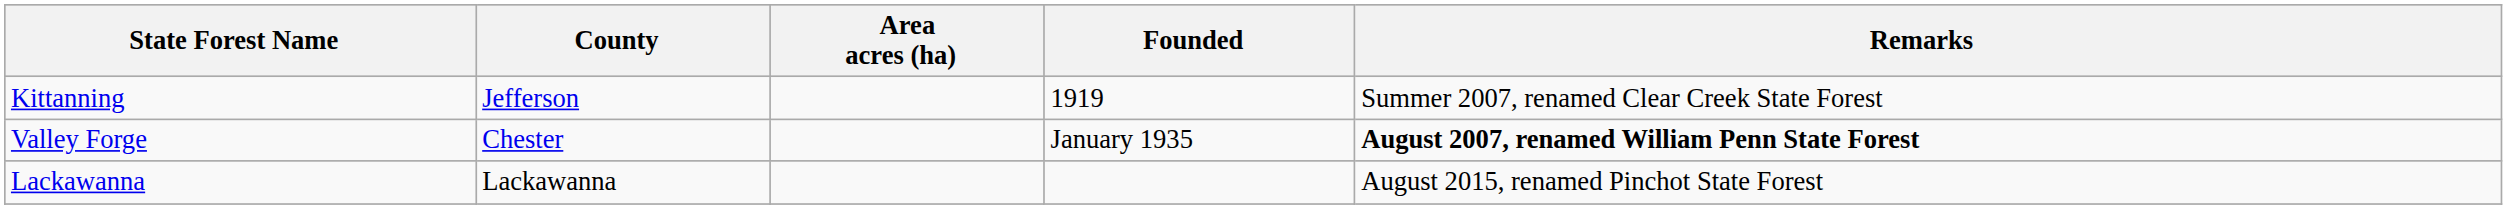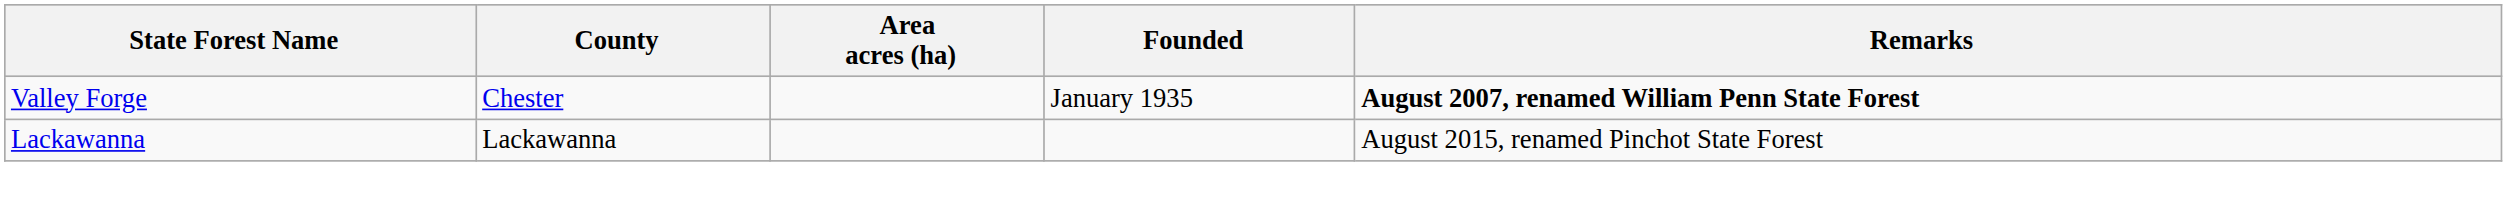- row: (68, 97)
